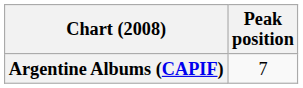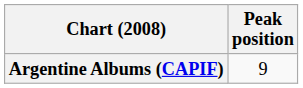(263, 68) 7 -> (263, 68) 9
